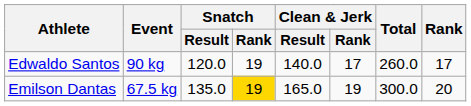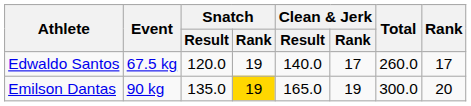(146, 64) 90 kg -> (152, 64) 67.5 kg
(152, 89) 67.5 kg -> (146, 89) 90 kg
